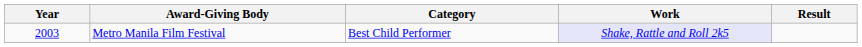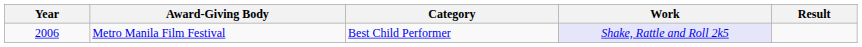(47, 33) 2003 -> (47, 33) 2006
